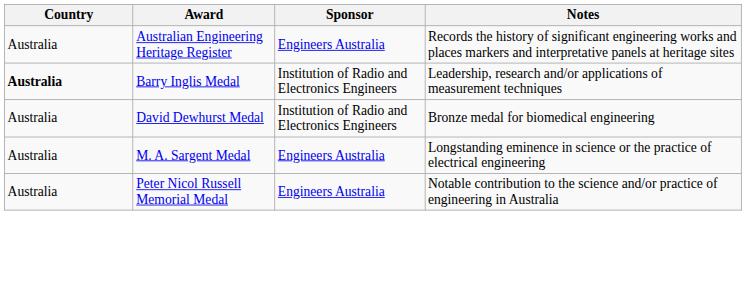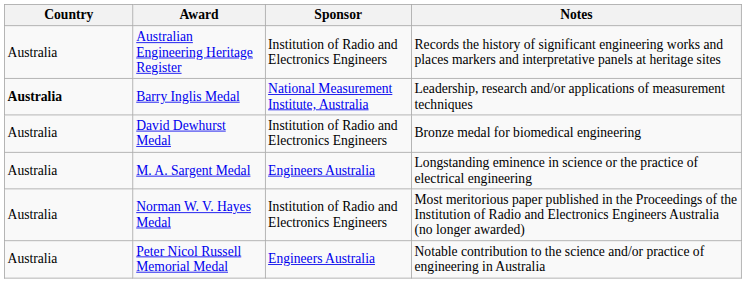(331, 44) Engineers Australia -> (333, 52) Institution of Radio and Electronics Engineers
(343, 81) Institution of Radio and Electronics Engineers -> (330, 96) National Measurement Institute, Australia
+ row: (194, 214)
